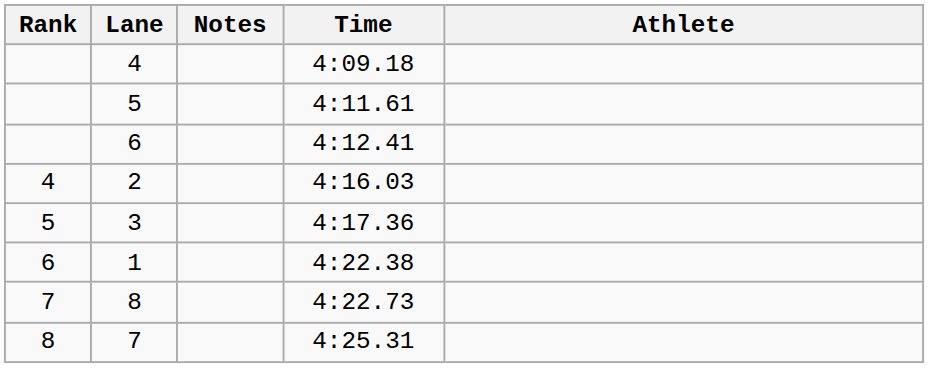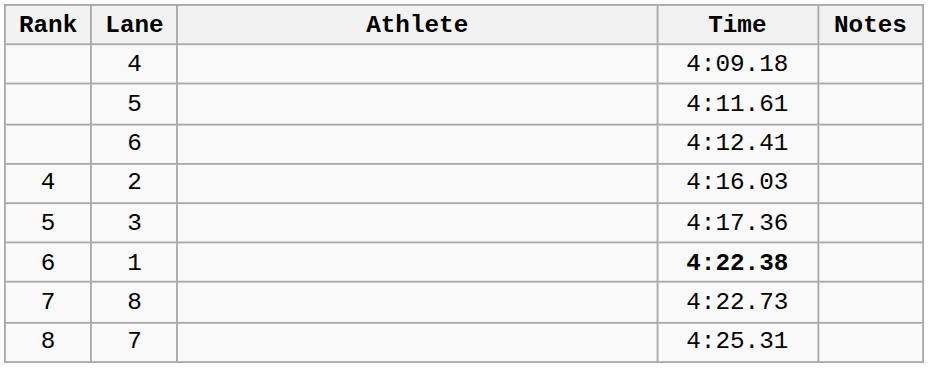columns swapped: (683, 25) <-> (230, 25)
(363, 262) normal -> (737, 262) bold
